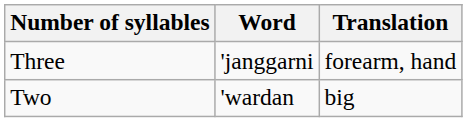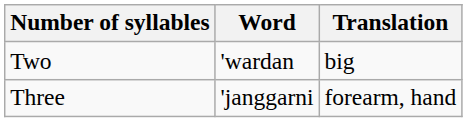rows swapped: (31, 97) <-> (38, 60)
